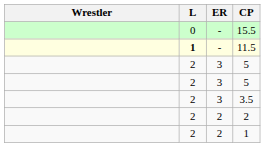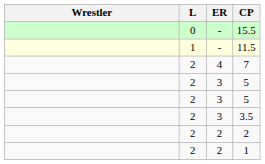(193, 47) bold -> (193, 47) normal
+ row: (220, 64)
